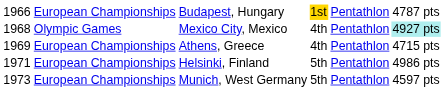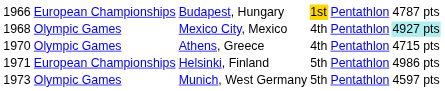(17, 46) 1969 -> (17, 46) 1970
(105, 46) European Championships -> (78, 46) Olympic Games
(105, 80) European Championships -> (78, 80) Olympic Games
